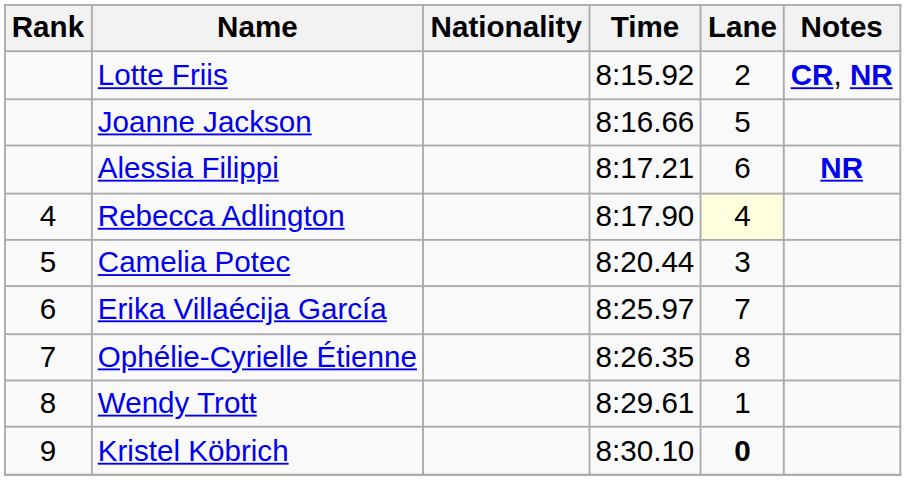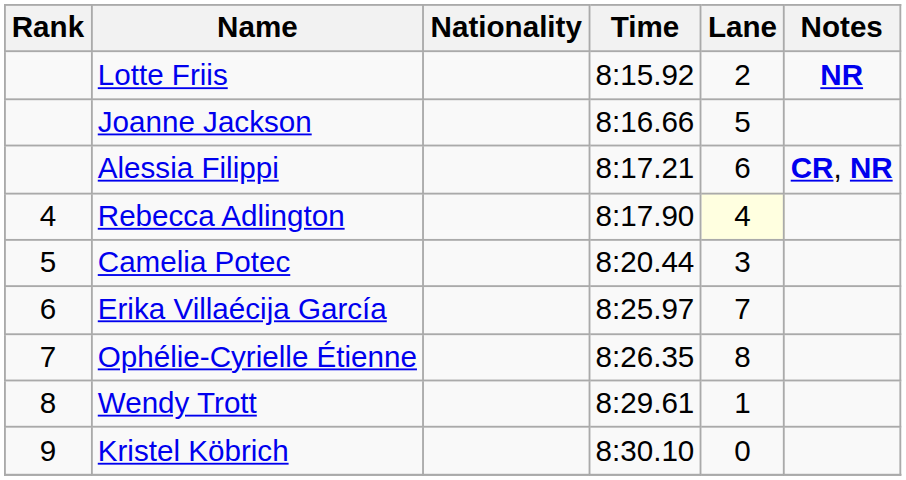(842, 74) CR, NR -> (842, 74) NR
(842, 168) NR -> (842, 168) CR, NR
(743, 450) bold -> (743, 450) normal
